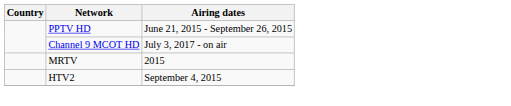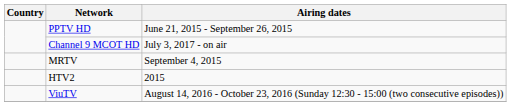(154, 61) 2015 -> (183, 61) September 4, 2015
(183, 77) September 4, 2015 -> (154, 77) 2015
+ row: (63, 93)
